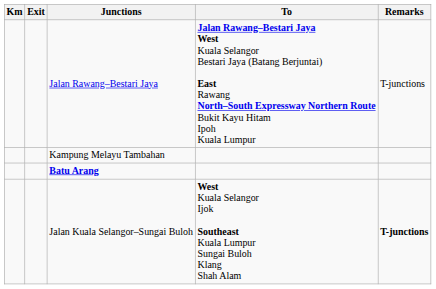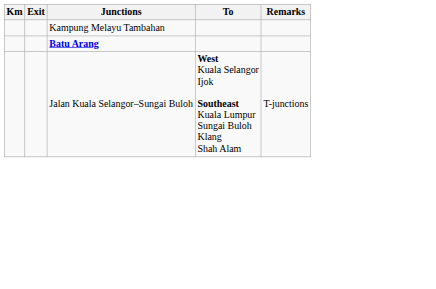- row: (104, 83)
(404, 231) bold -> (286, 104) normal
